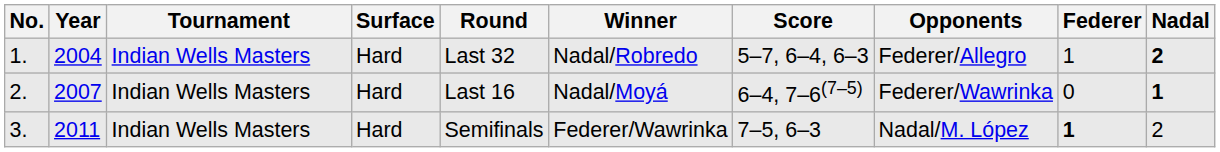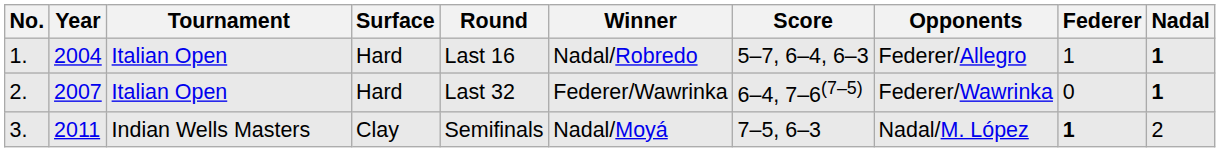(211, 55) Indian Wells Masters -> (169, 55) Italian Open
(480, 55) Last 32 -> (480, 55) Last 16
(1157, 55) 2 -> (1157, 55) 1
(211, 92) Indian Wells Masters -> (169, 92) Italian Open
(480, 92) Last 16 -> (480, 92) Last 32
(611, 92) Nadal/Moyá -> (641, 92) Federer/Wawrinka
(379, 129) Hard -> (377, 129) Clay
(641, 129) Federer/Wawrinka -> (611, 129) Nadal/Moyá
